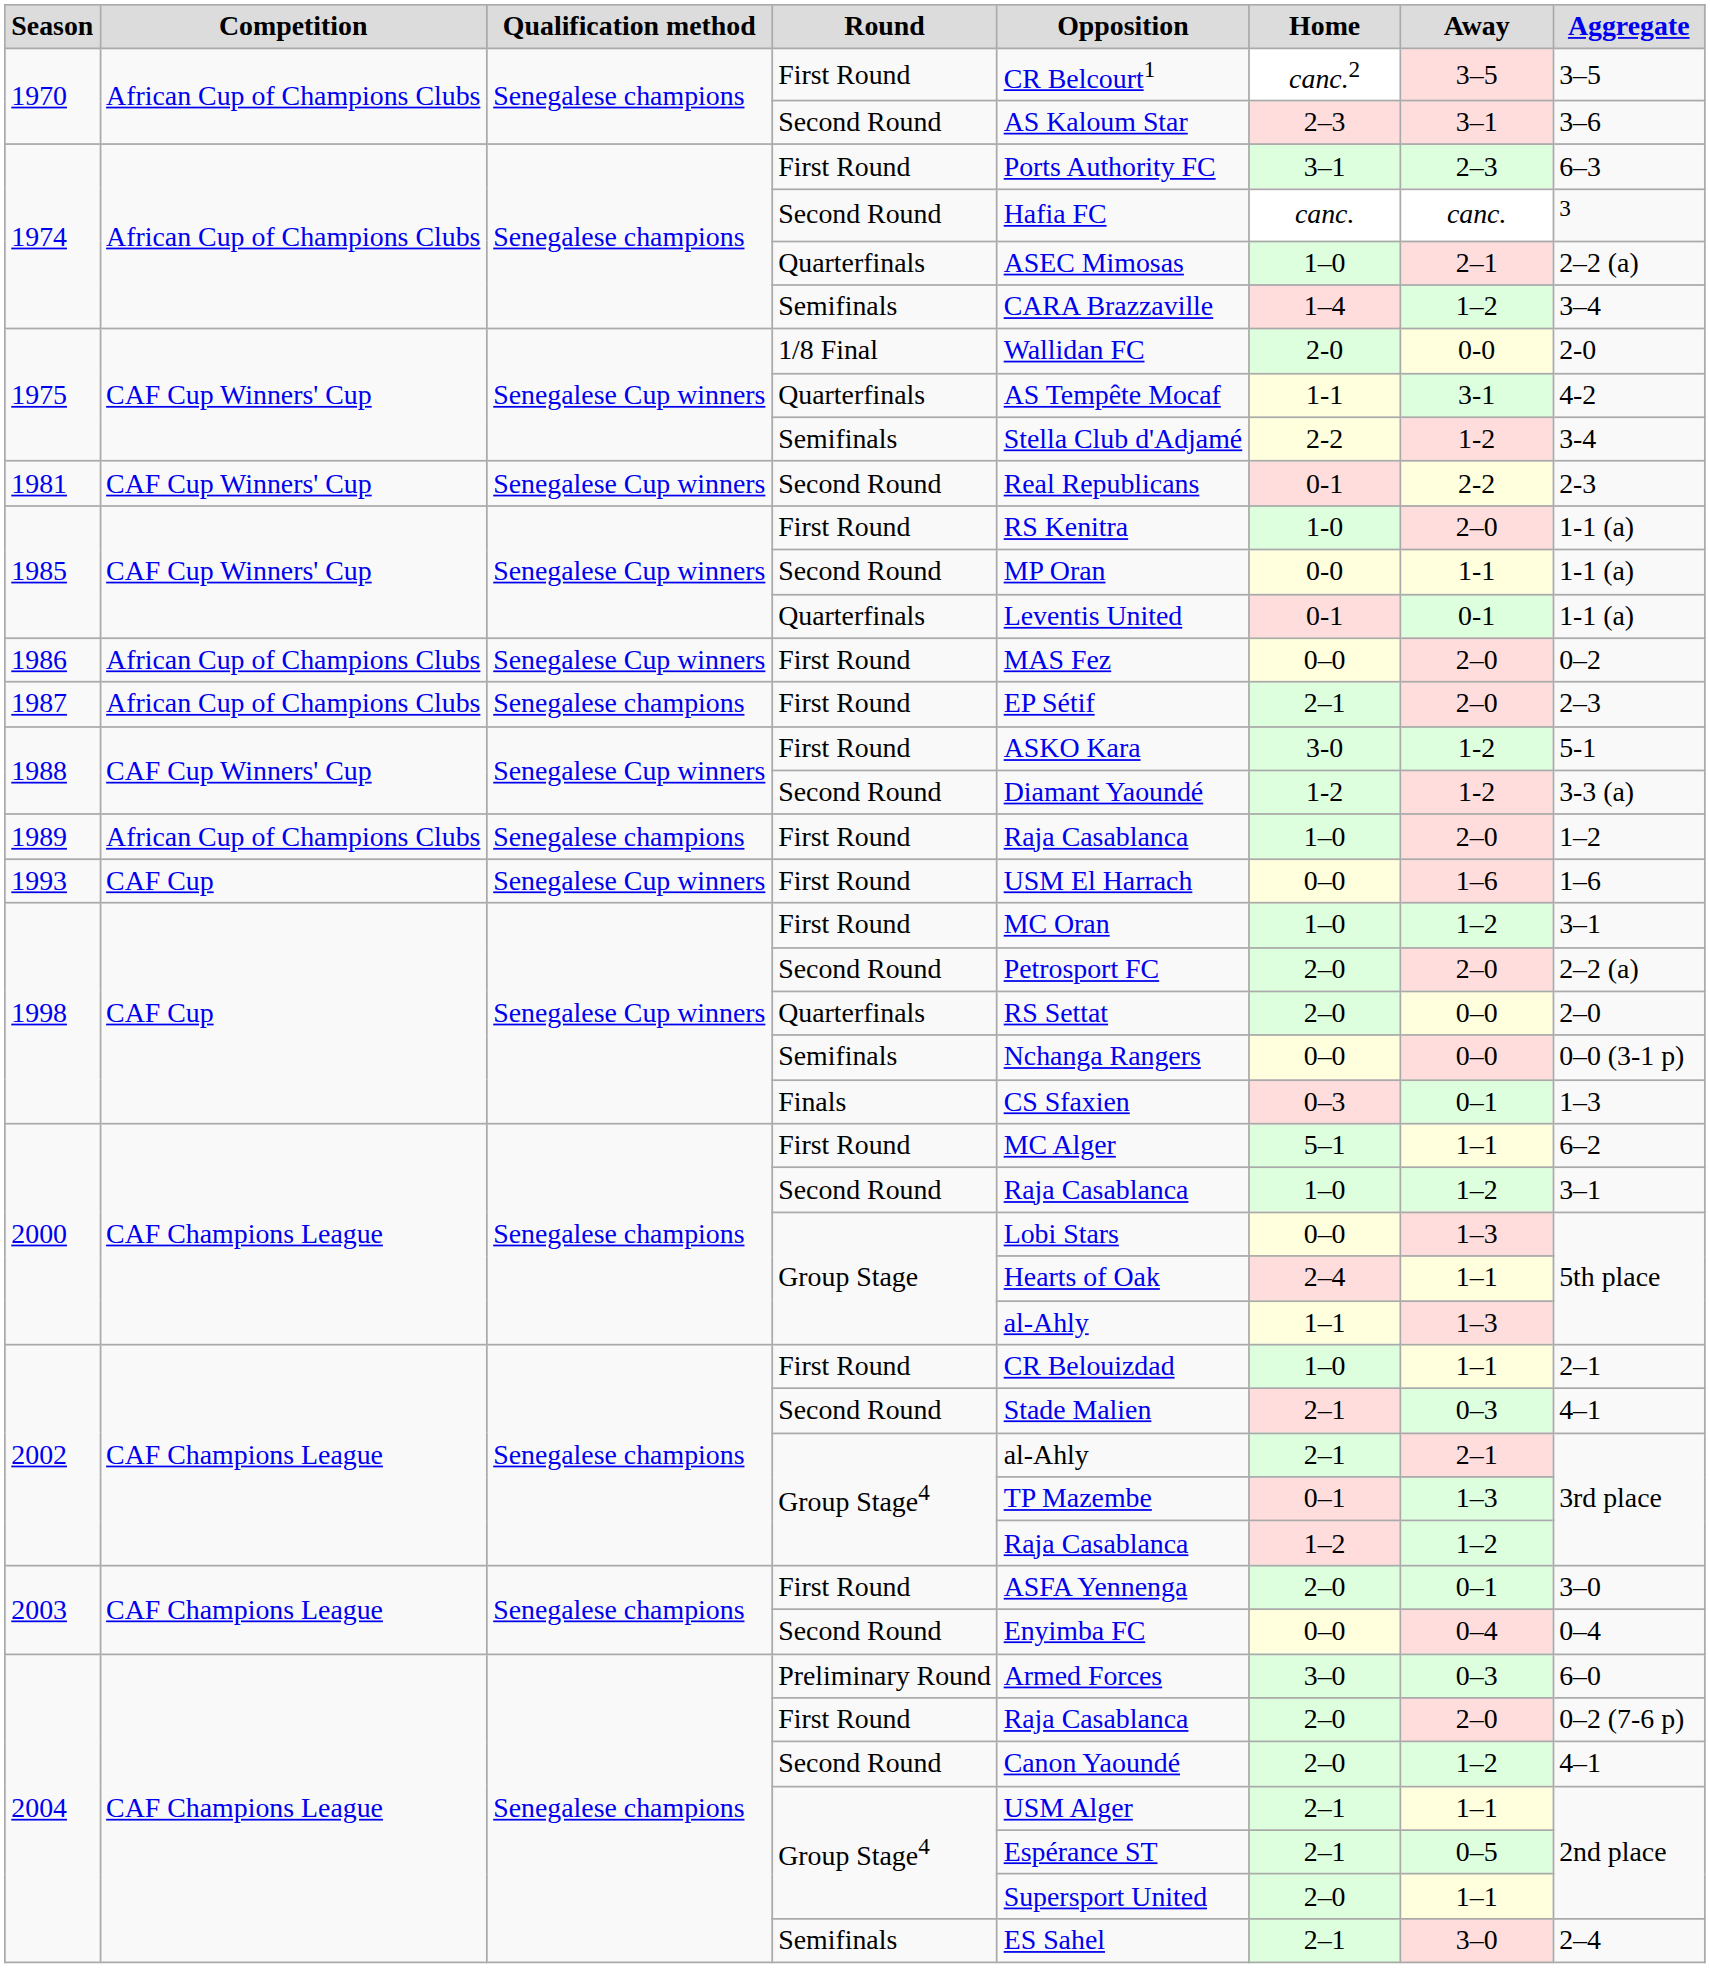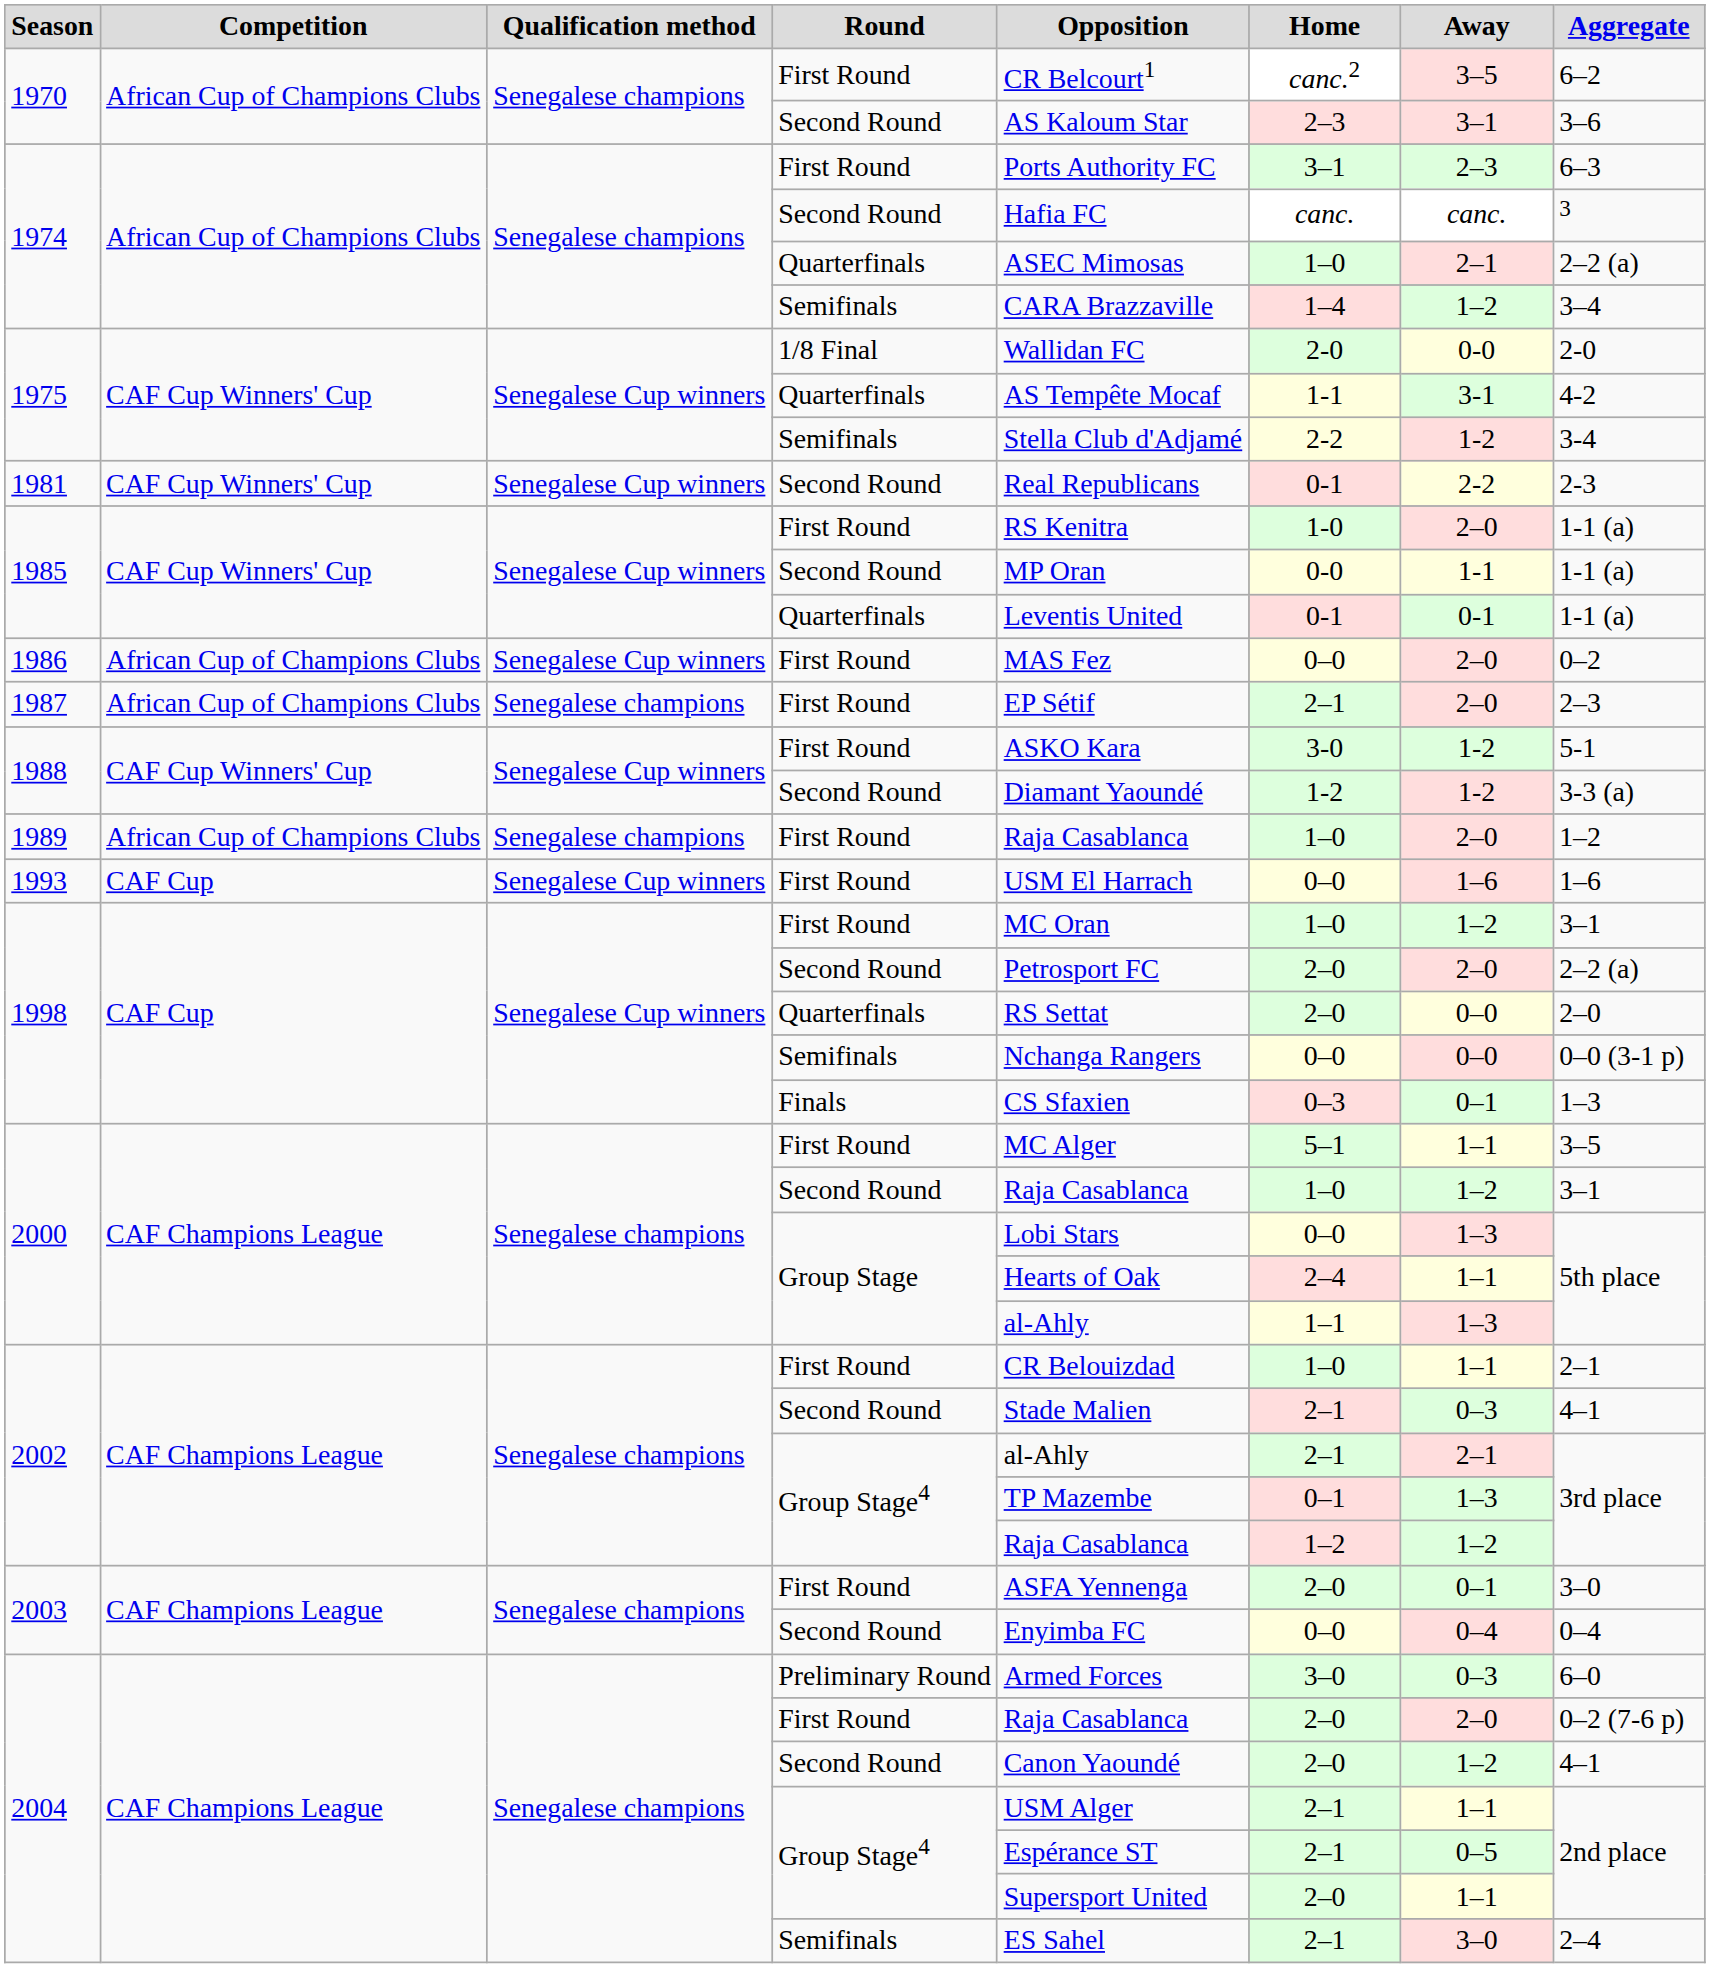(1580, 74) 3–5 -> (1580, 74) 6–2
(1580, 1145) 6–2 -> (1580, 1145) 3–5
